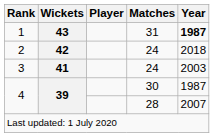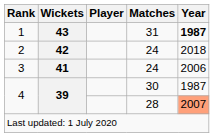(193, 68) 2003 -> (193, 68) 2006
(193, 104) no background -> (193, 104) lightsalmon background
